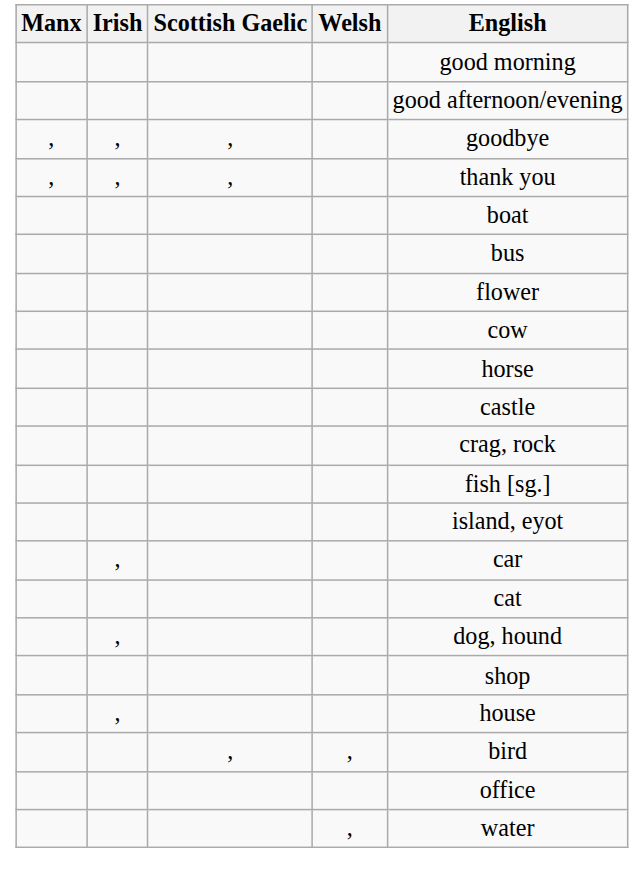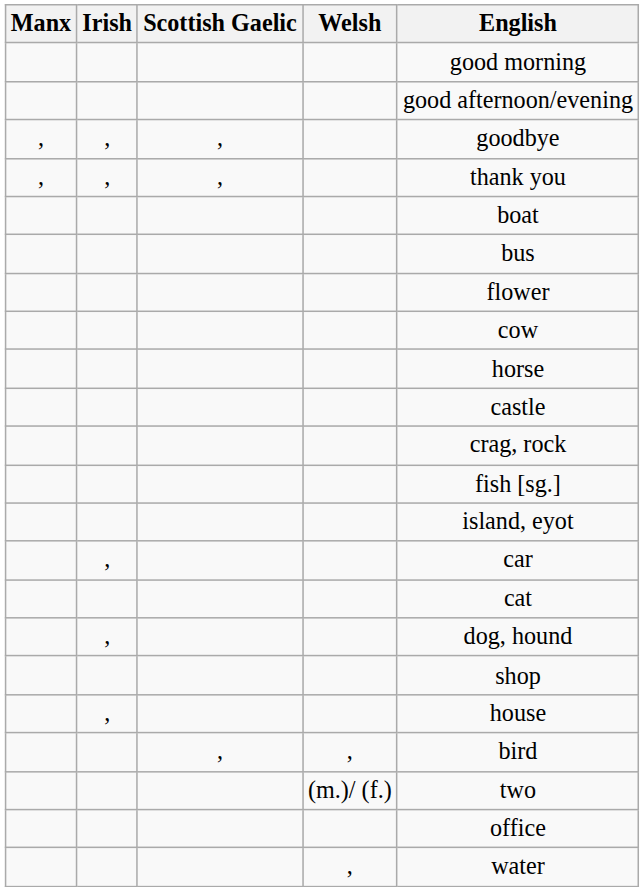+ row: (220, 790)
